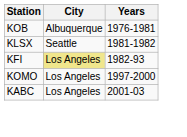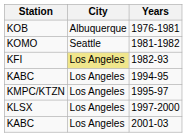(20, 44) KLSX -> (22, 44) KOMO
+ row: (150, 76)
+ row: (150, 92)
(22, 76) KOMO -> (20, 108) KLSX
